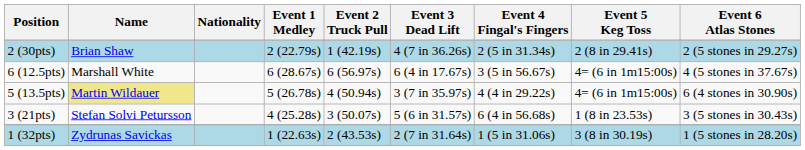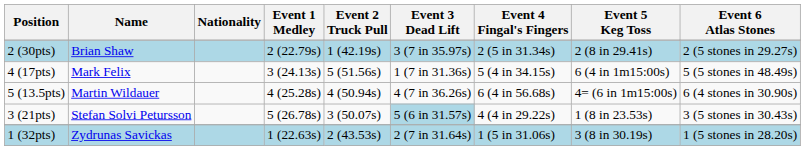(433, 51) 4 (7 in 36.26s) -> (433, 51) 3 (7 in 35.97s)
+ row: (31, 72)
- row: (36, 72)
(115, 93) khaki background -> (115, 93) no background
(294, 93) 5 (26.78s) -> (294, 93) 4 (25.28s)
(433, 93) 3 (7 in 35.97s) -> (433, 93) 4 (7 in 36.26s)
(516, 93) 4 (4 in 29.22s) -> (516, 93) 6 (4 in 56.68s)
(294, 114) 4 (25.28s) -> (294, 114) 5 (26.78s)
(433, 114) no background -> (433, 114) lightblue background
(516, 114) 6 (4 in 56.68s) -> (516, 114) 4 (4 in 29.22s)
